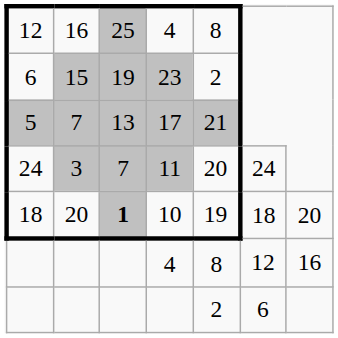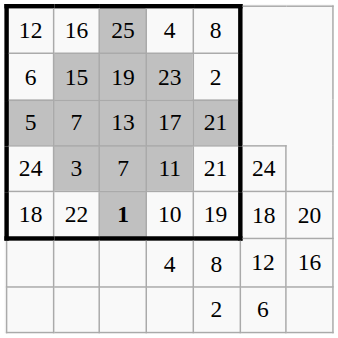(216, 168) 20 -> (216, 168) 21
(76, 214) 20 -> (76, 214) 22
